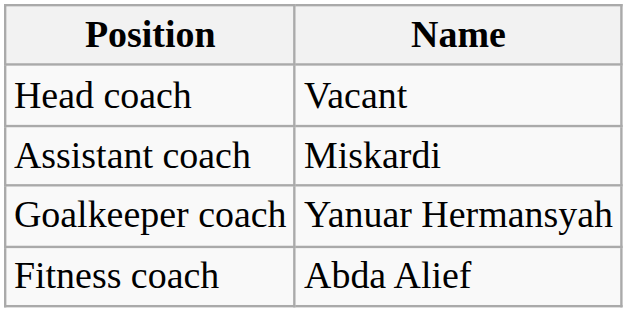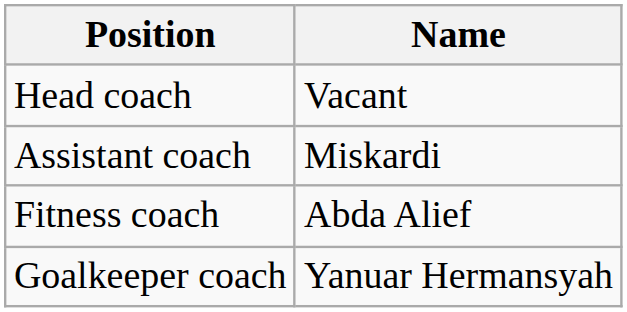rows swapped: (150, 214) <-> (117, 275)
